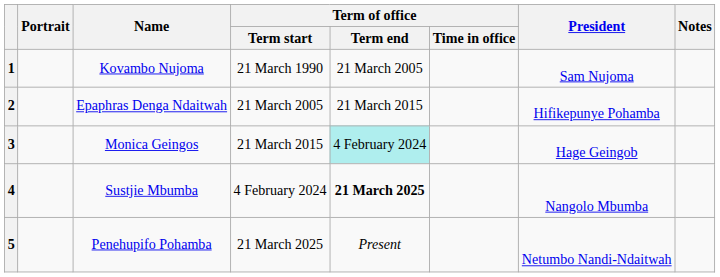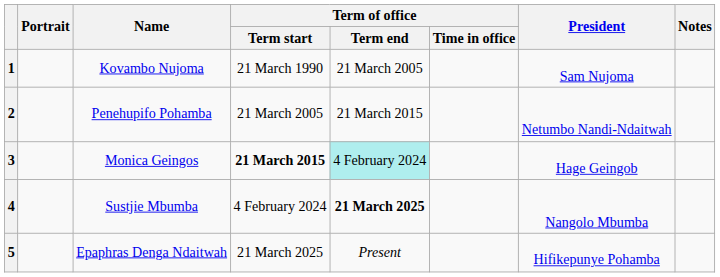(152, 106) Epaphras Denga Ndaitwah -> (152, 114) Penehupifo Pohamba
(597, 114) Hifikepunye Pohamba -> (597, 130) Netumbo Nandi-Ndaitwah
(280, 144) normal -> (280, 160) bold
(152, 244) Penehupifo Pohamba -> (152, 252) Epaphras Denga Ndaitwah
(597, 260) Netumbo Nandi-Ndaitwah -> (597, 260) Hifikepunye Pohamba
